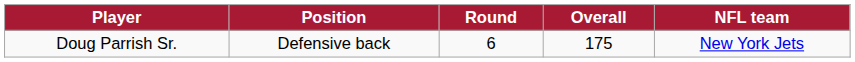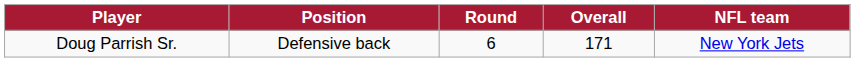(599, 43) 175 -> (599, 43) 171
